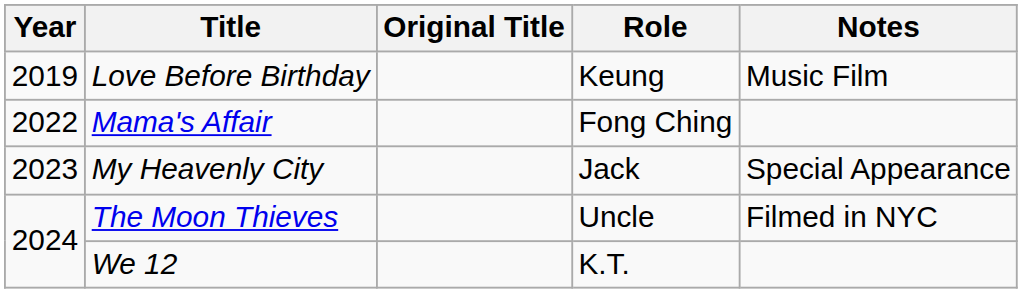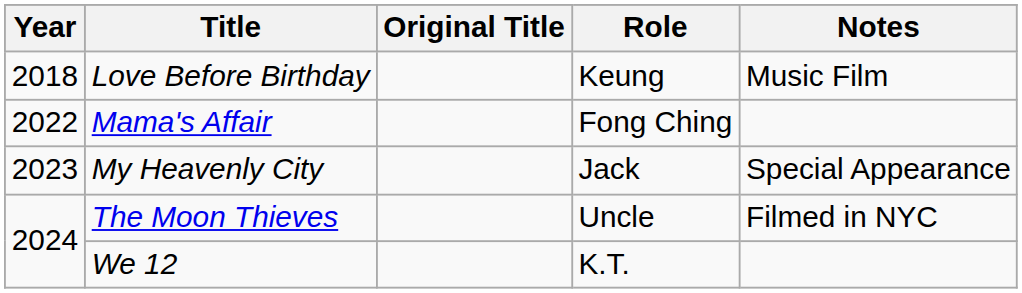(45, 75) 2019 -> (45, 75) 2018
